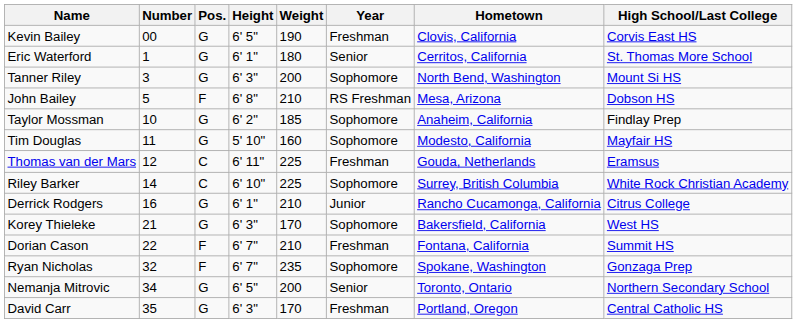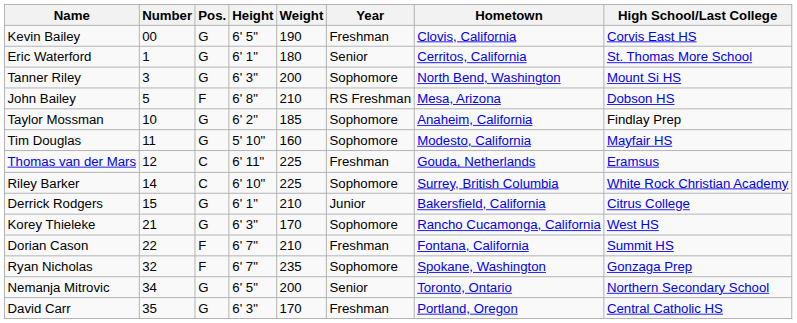(150, 203) 16 -> (150, 203) 15
(509, 203) Rancho Cucamonga, California -> (481, 203) Bakersfield, California
(481, 224) Bakersfield, California -> (509, 224) Rancho Cucamonga, California
